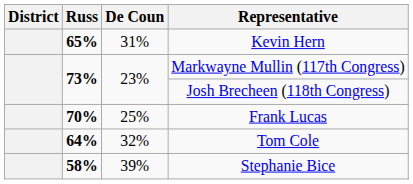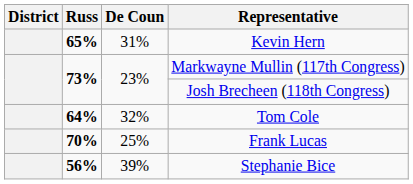rows swapped: (288, 116) <-> (288, 141)
(82, 166) 58% -> (82, 166) 56%
